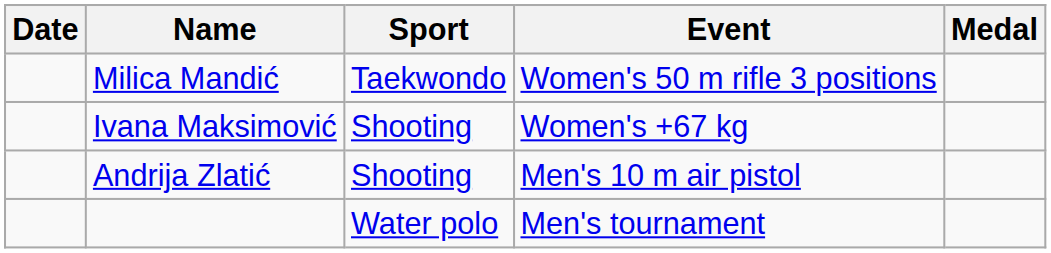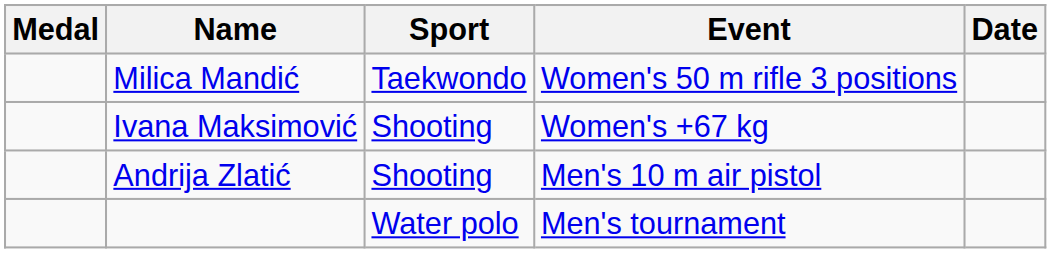columns swapped: (994, 30) <-> (45, 30)
